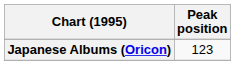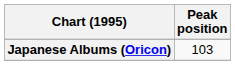(202, 49) 123 -> (202, 49) 103
